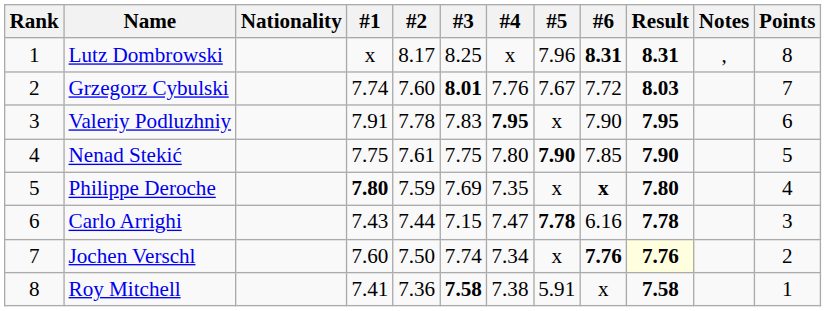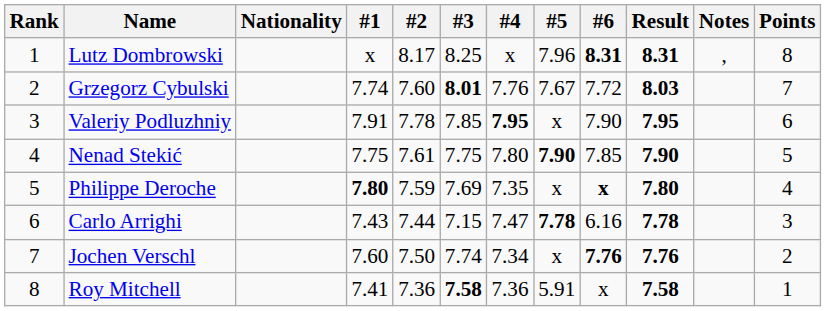(463, 121) 7.83 -> (463, 121) 7.85
(660, 255) lightyellow background -> (660, 255) no background
(510, 289) 7.38 -> (510, 289) 7.36
